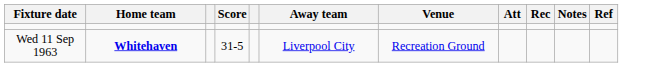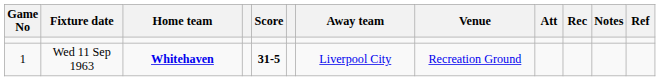+ column: (23, 20)
(232, 45) normal -> (269, 59) bold
